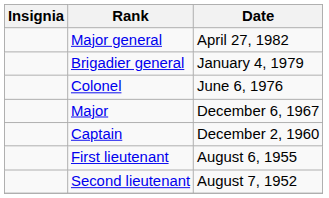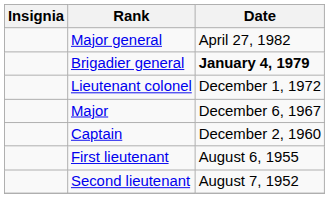(250, 63) normal -> (254, 63) bold
- row: (96, 87)
+ row: (131, 87)
